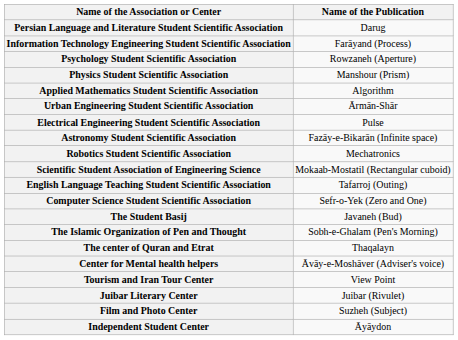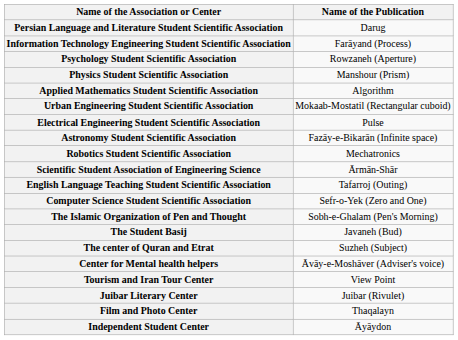(373, 106) Ārmān-Shār -> (373, 106) Mokaab-Mostatil (Rectangular cuboid)
(373, 169) Mokaab-Mostatil (Rectangular cuboid) -> (373, 169) Ārmān-Shār
rows swapped: (149, 216) <-> (149, 232)
(373, 248) Thaqalayn -> (373, 248) Suzheh (Subject)
(373, 311) Suzheh (Subject) -> (373, 311) Thaqalayn
